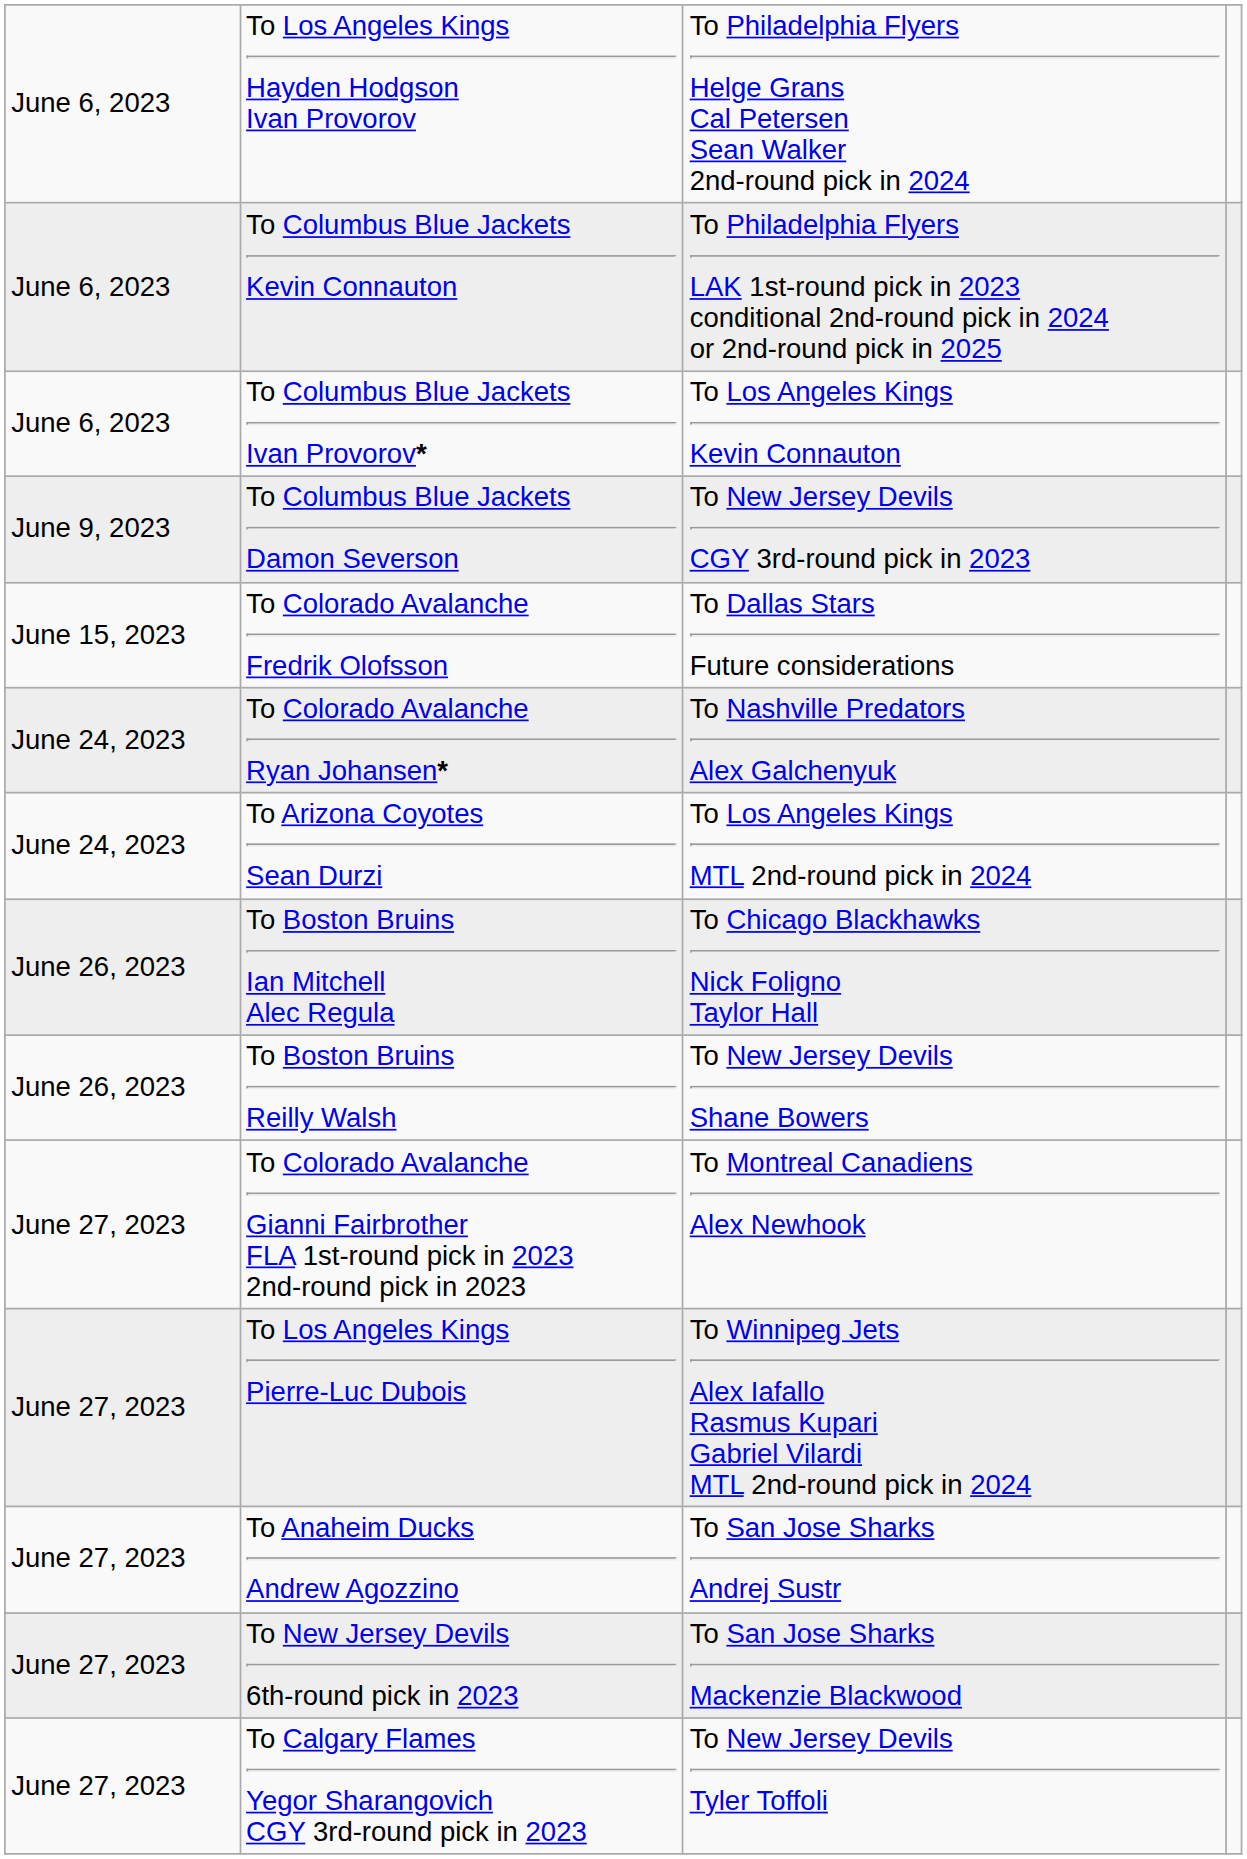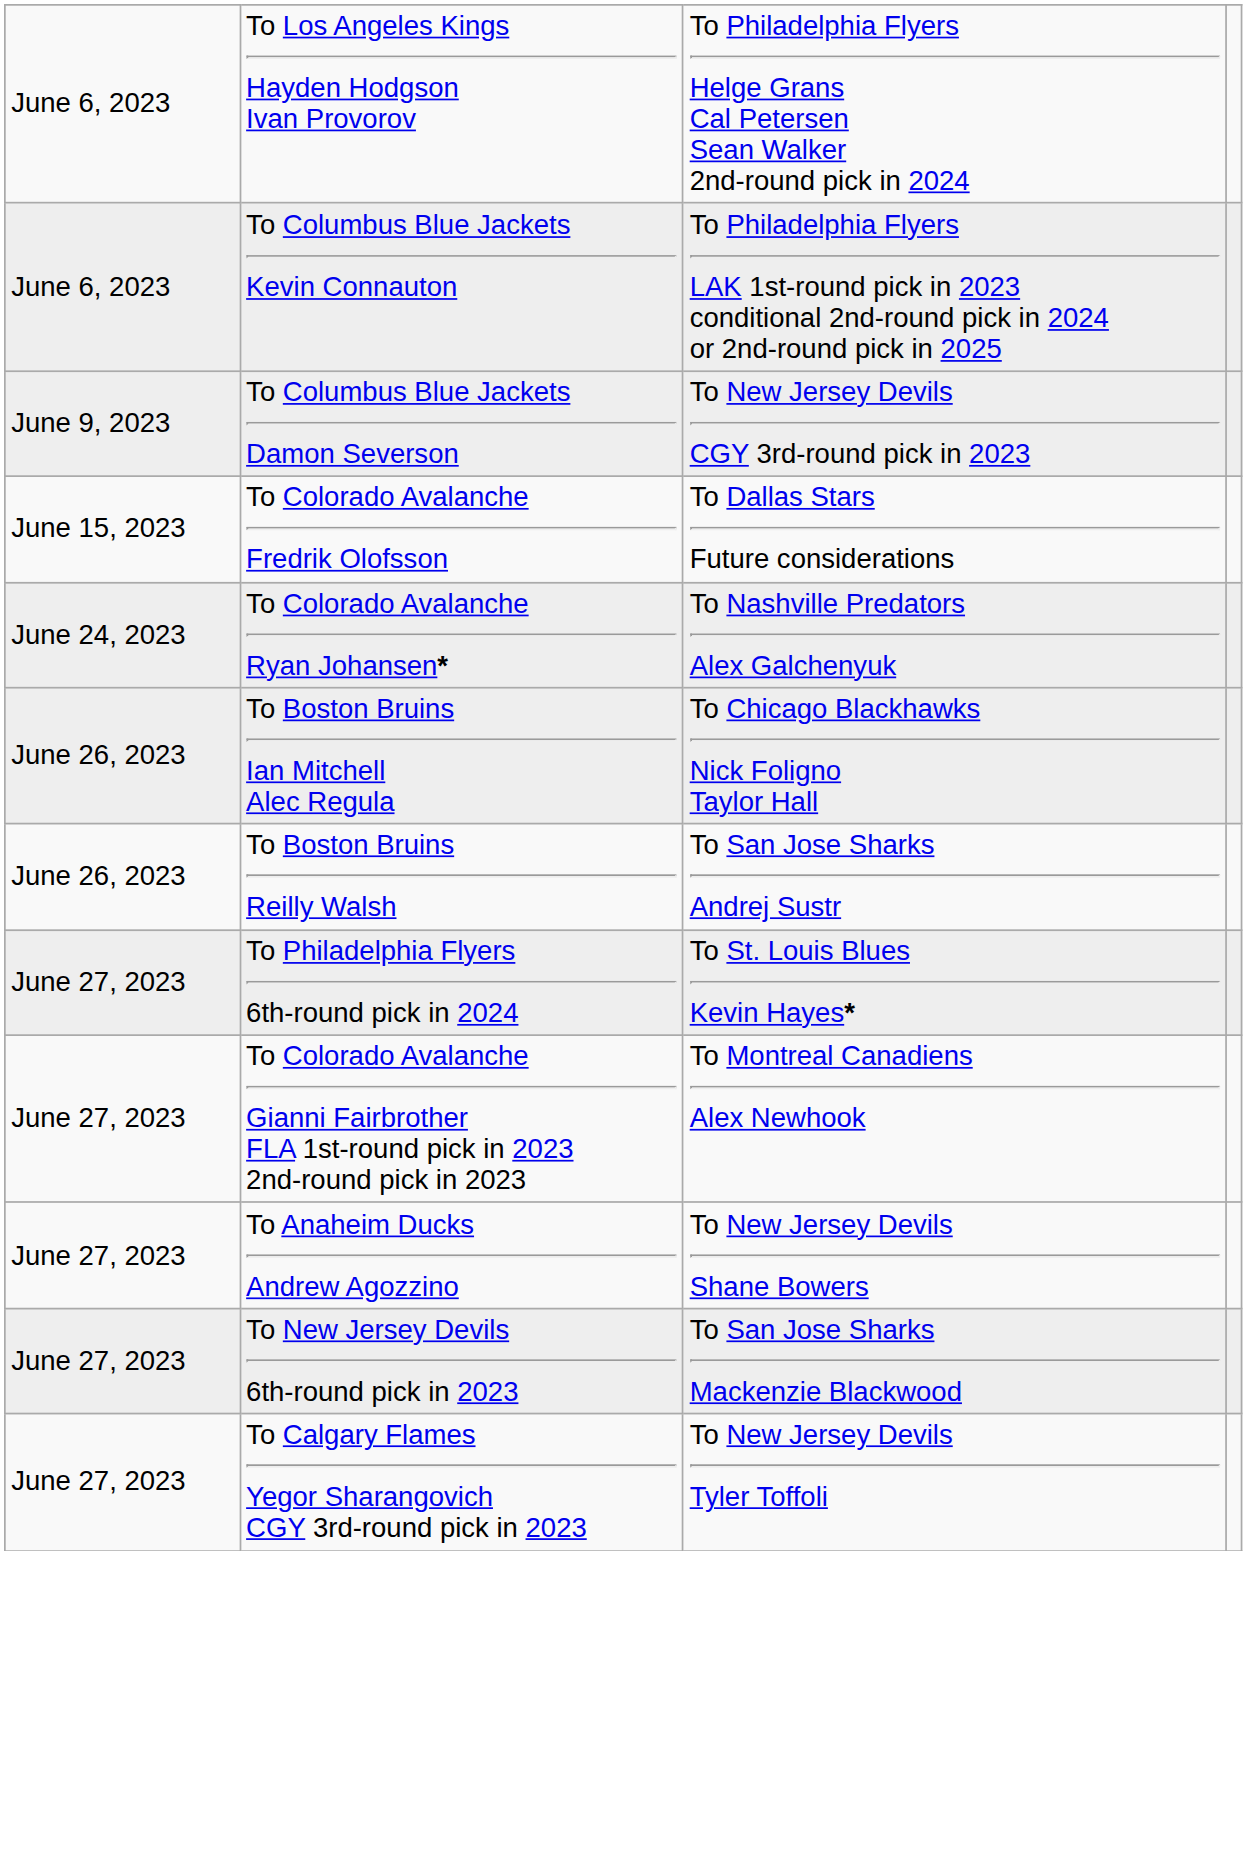- row: (462, 423)
- row: (462, 845)
(954, 1087) To New Jersey Devils Shane Bowers -> (954, 876) To San Jose Sharks Andrej Sustr
+ row: (462, 981)
- row: (462, 1360)
(954, 1559) To San Jose Sharks Andrej Sustr -> (954, 1255) To New Jersey Devils Shane Bowers
